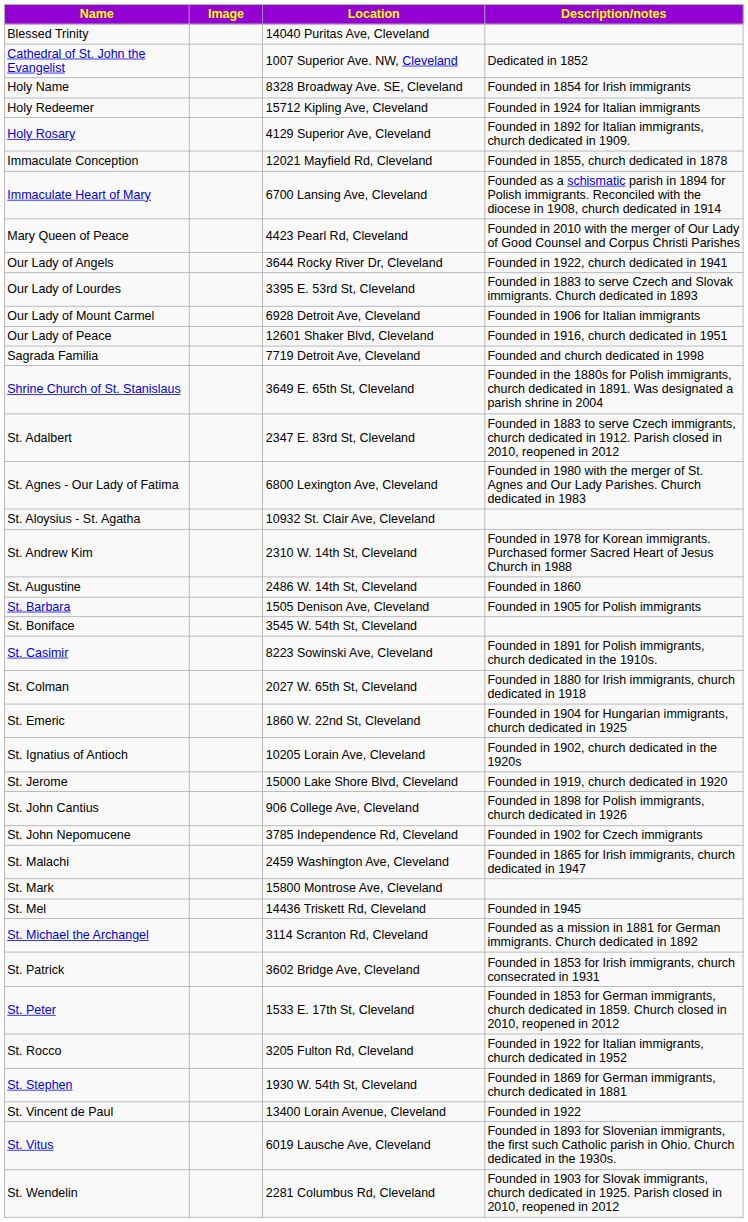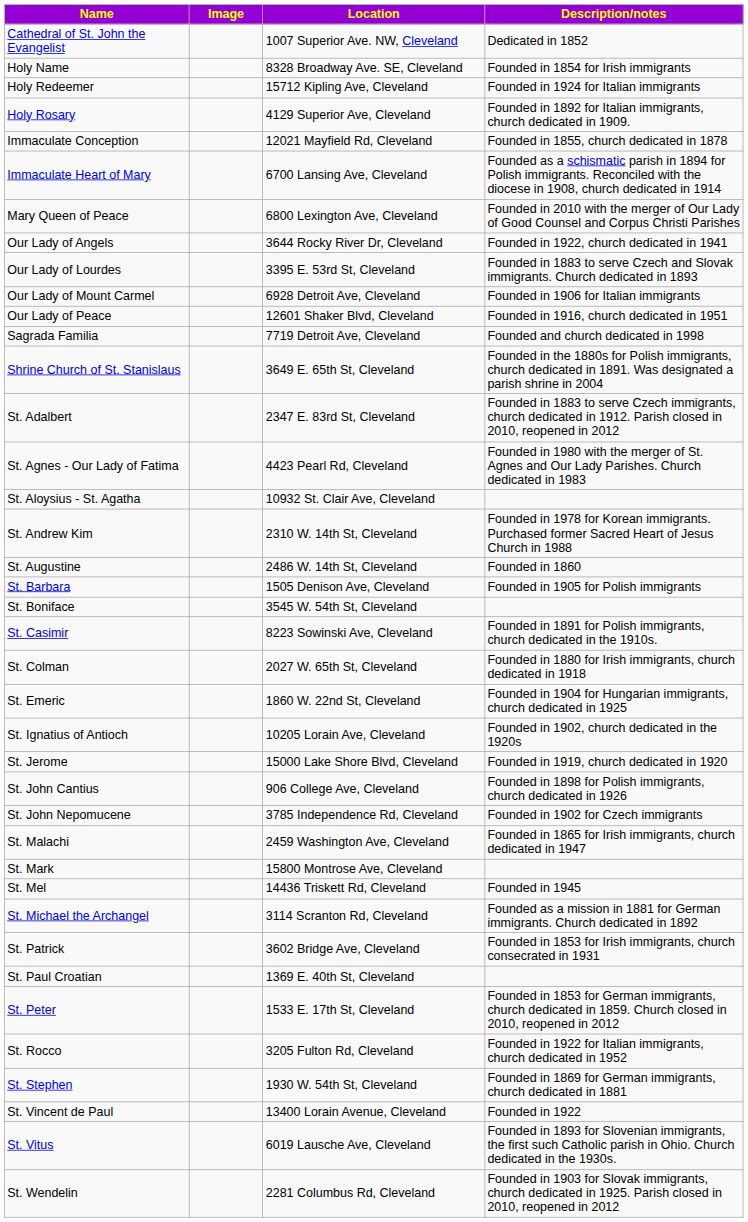- row: (48, 34)
(337, 235) 4423 Pearl Rd, Cleveland -> (352, 216) 6800 Lexington Ave, Cleveland
(352, 485) 6800 Lexington Ave, Cleveland -> (337, 465) 4423 Pearl Rd, Cleveland
+ row: (54, 976)
